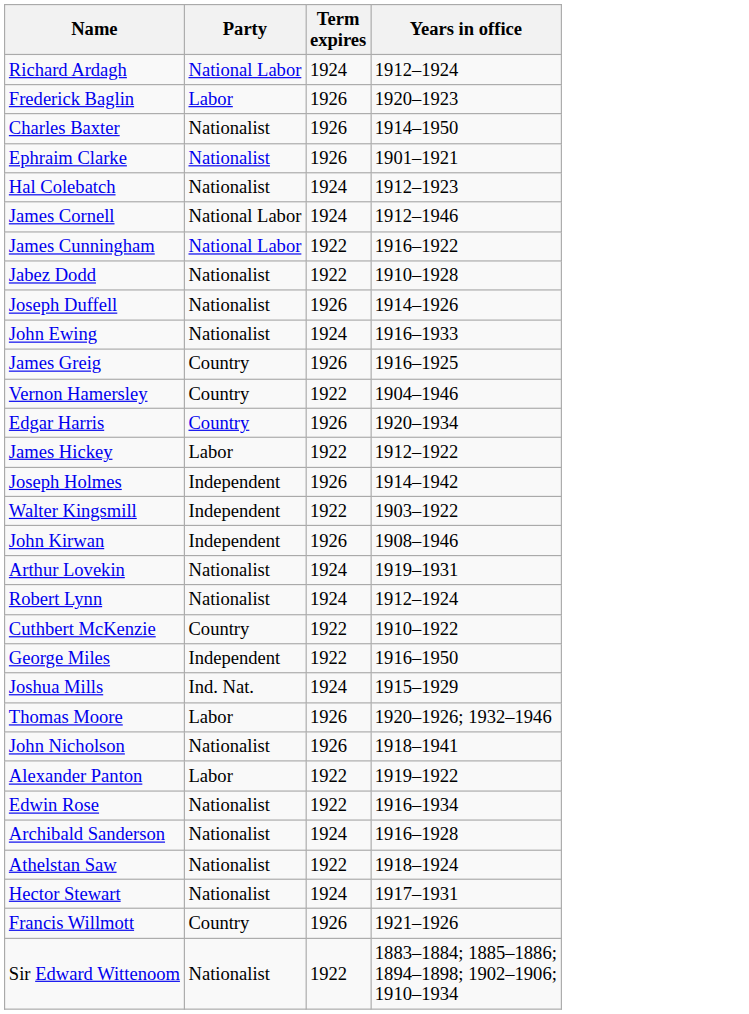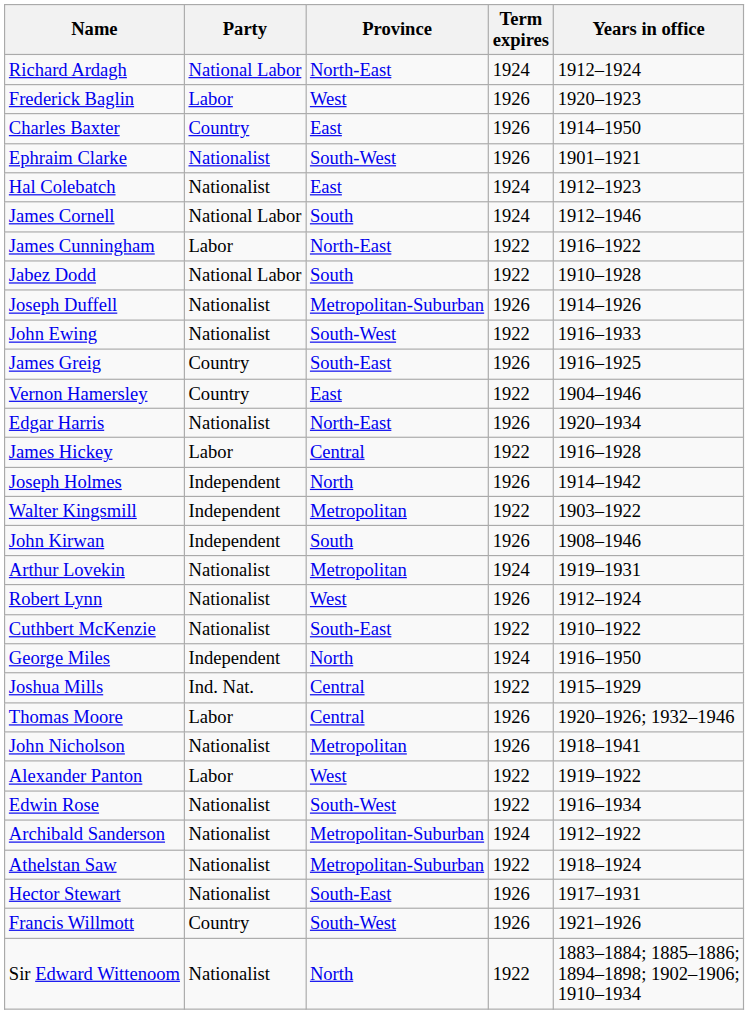+ column: (397, 29)
(229, 128) Nationalist -> (219, 128) Country
(245, 246) National Labor -> (211, 246) Labor
(229, 275) Nationalist -> (245, 275) National Labor
(328, 334) 1924 -> (511, 334) 1922
(219, 422) Country -> (229, 422) Nationalist
(417, 452) 1912–1922 -> (599, 452) 1916–1928
(328, 599) 1924 -> (511, 599) 1926
(219, 628) Country -> (229, 628) Nationalist
(328, 658) 1922 -> (511, 658) 1924
(328, 687) 1924 -> (511, 687) 1922
(417, 834) 1916–1928 -> (599, 834) 1912–1922
(328, 893) 1924 -> (511, 893) 1926
